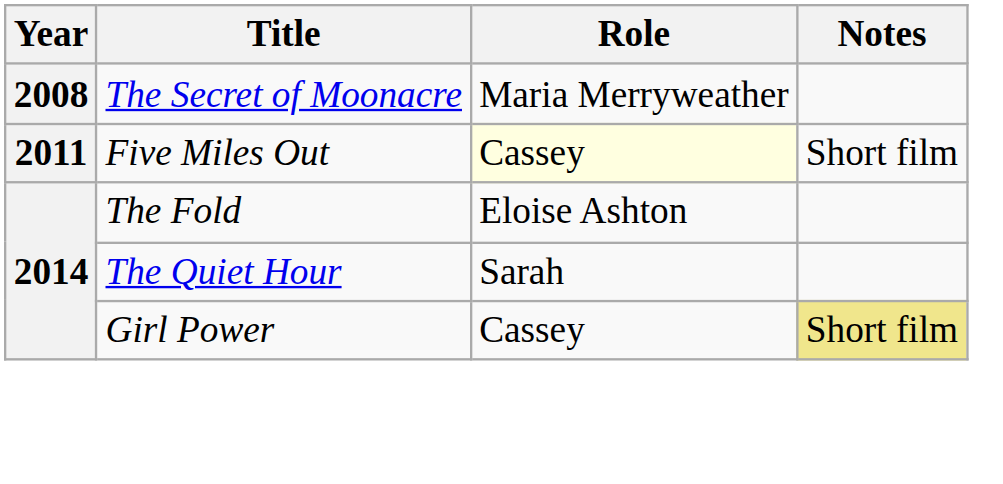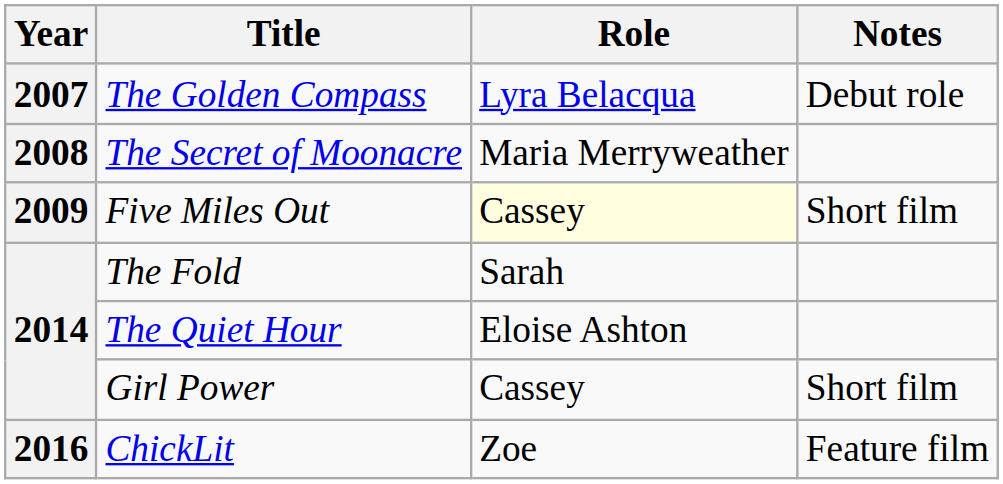+ row: (266, 93)
(51, 152) 2011 -> (51, 211) 2009
(583, 211) Eloise Ashton -> (522, 270) Sarah
(522, 270) Sarah -> (583, 329) Eloise Ashton
(882, 329) khaki background -> (882, 388) no background
+ row: (170, 447)
